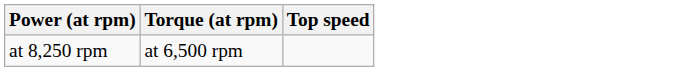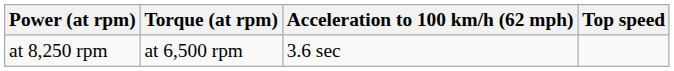+ column: (430, 19)
